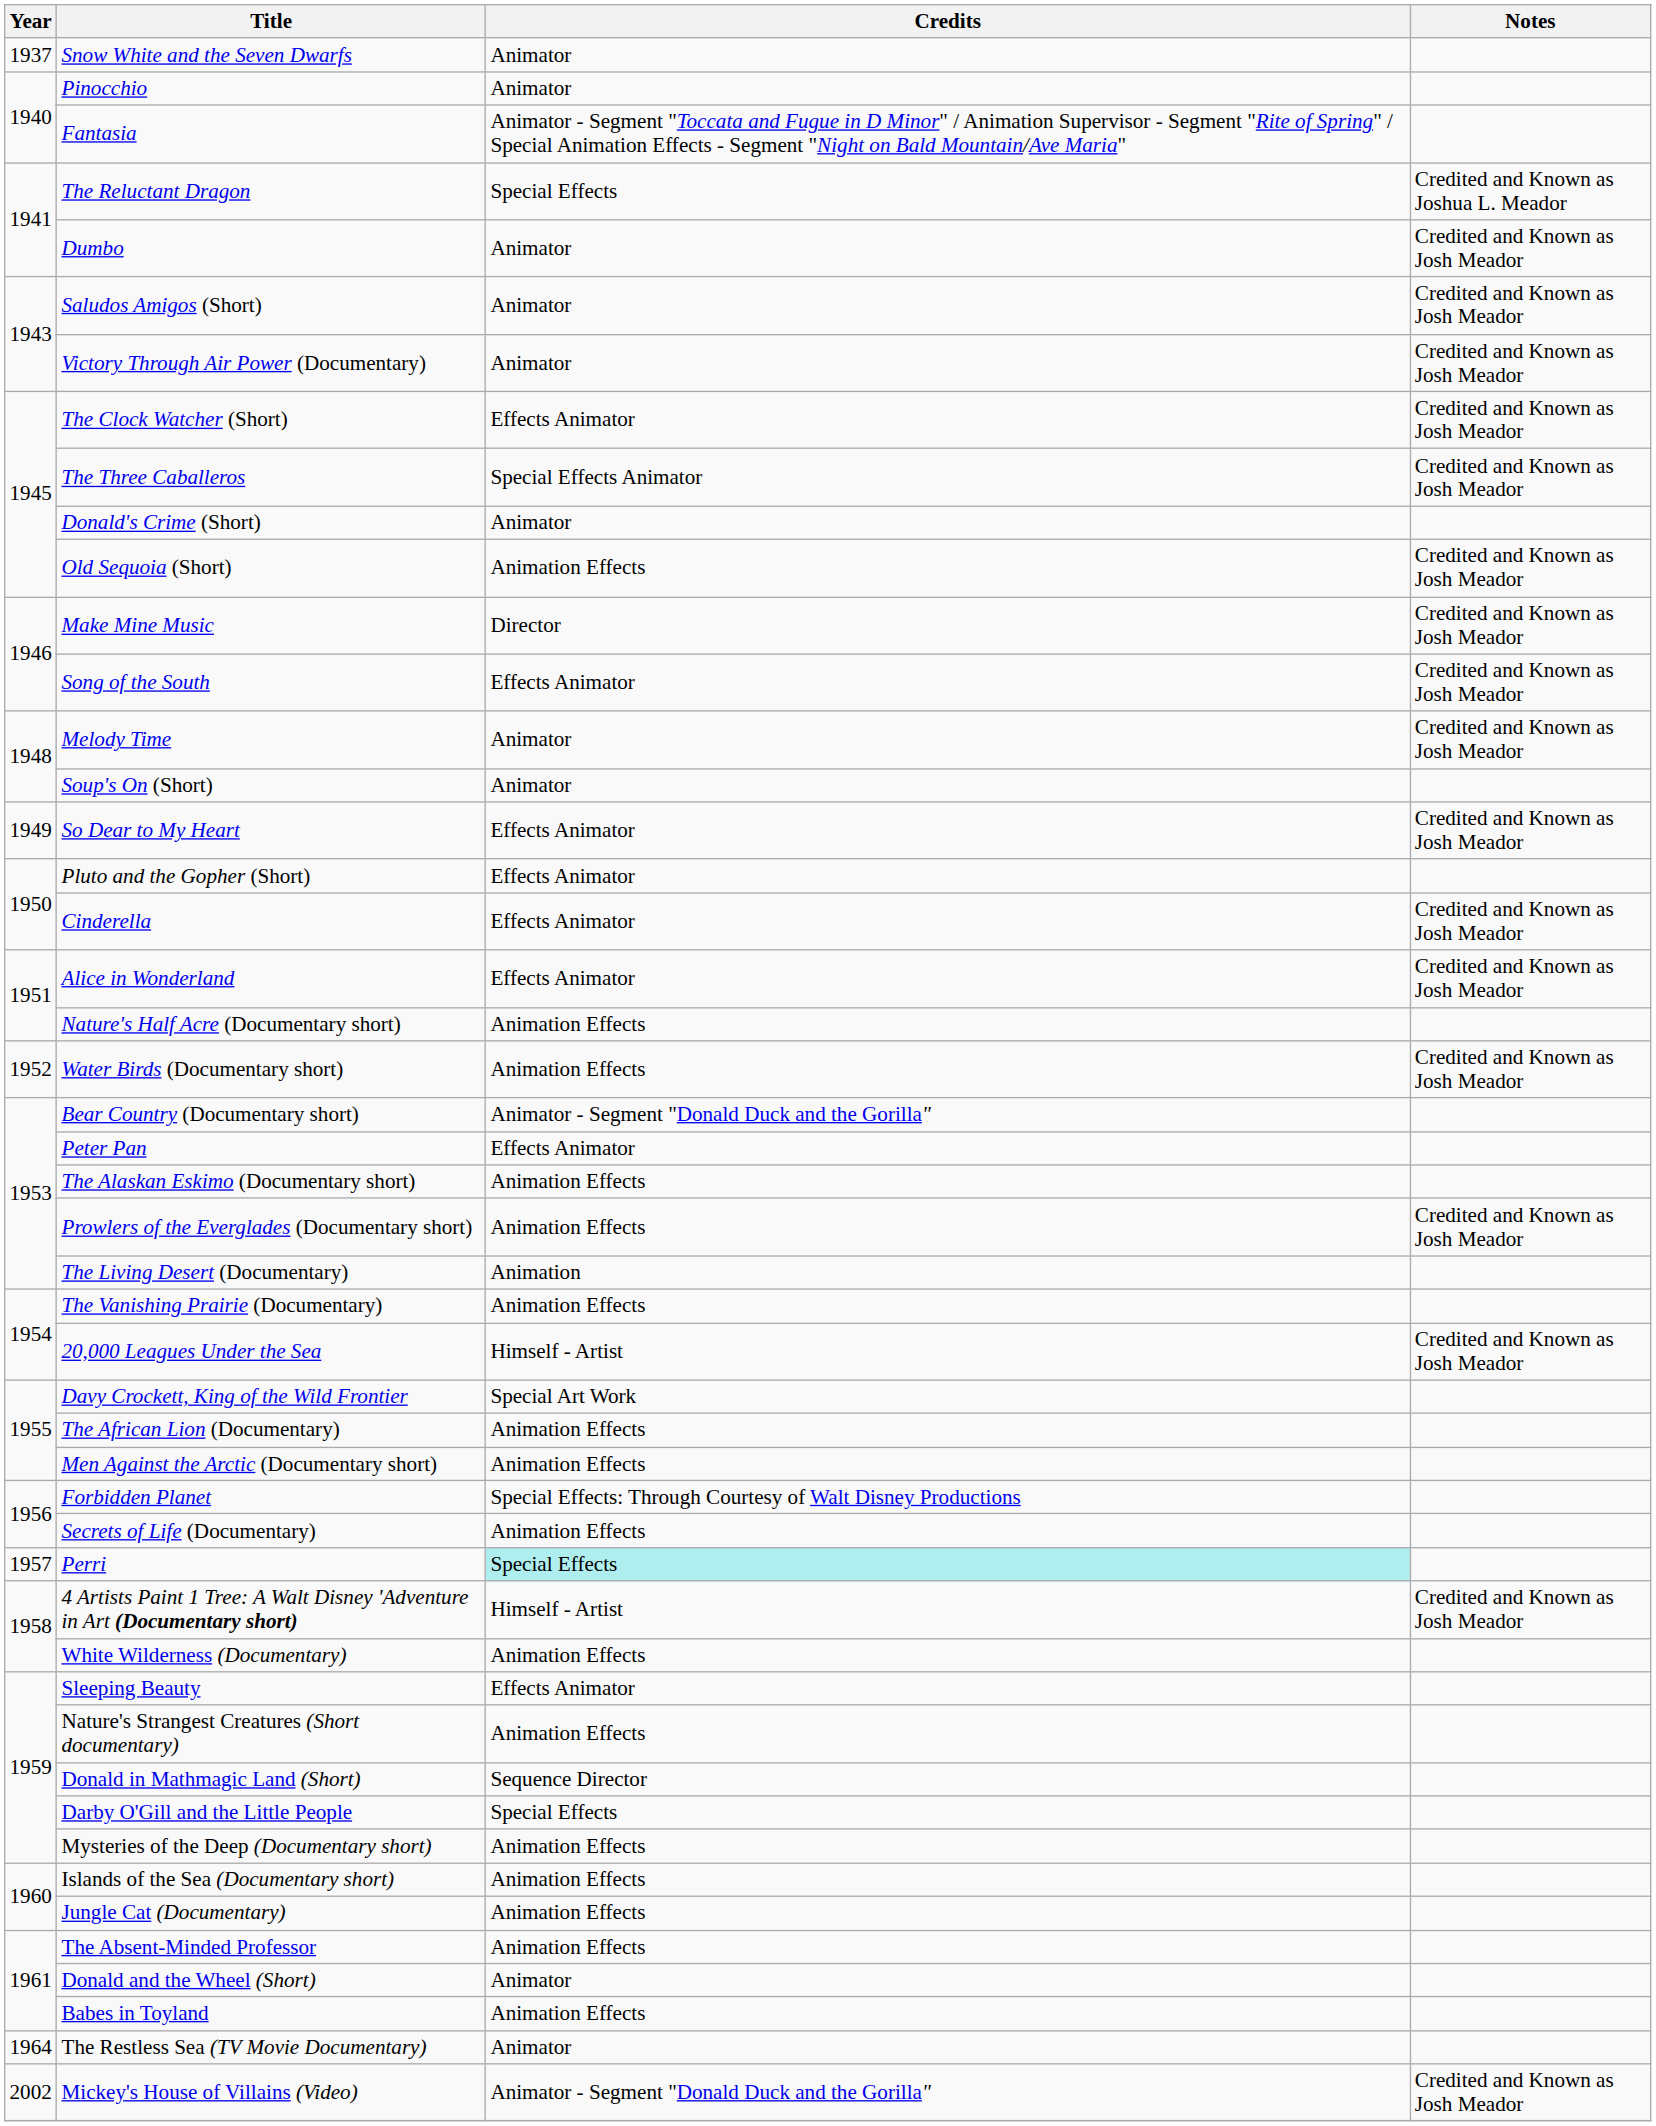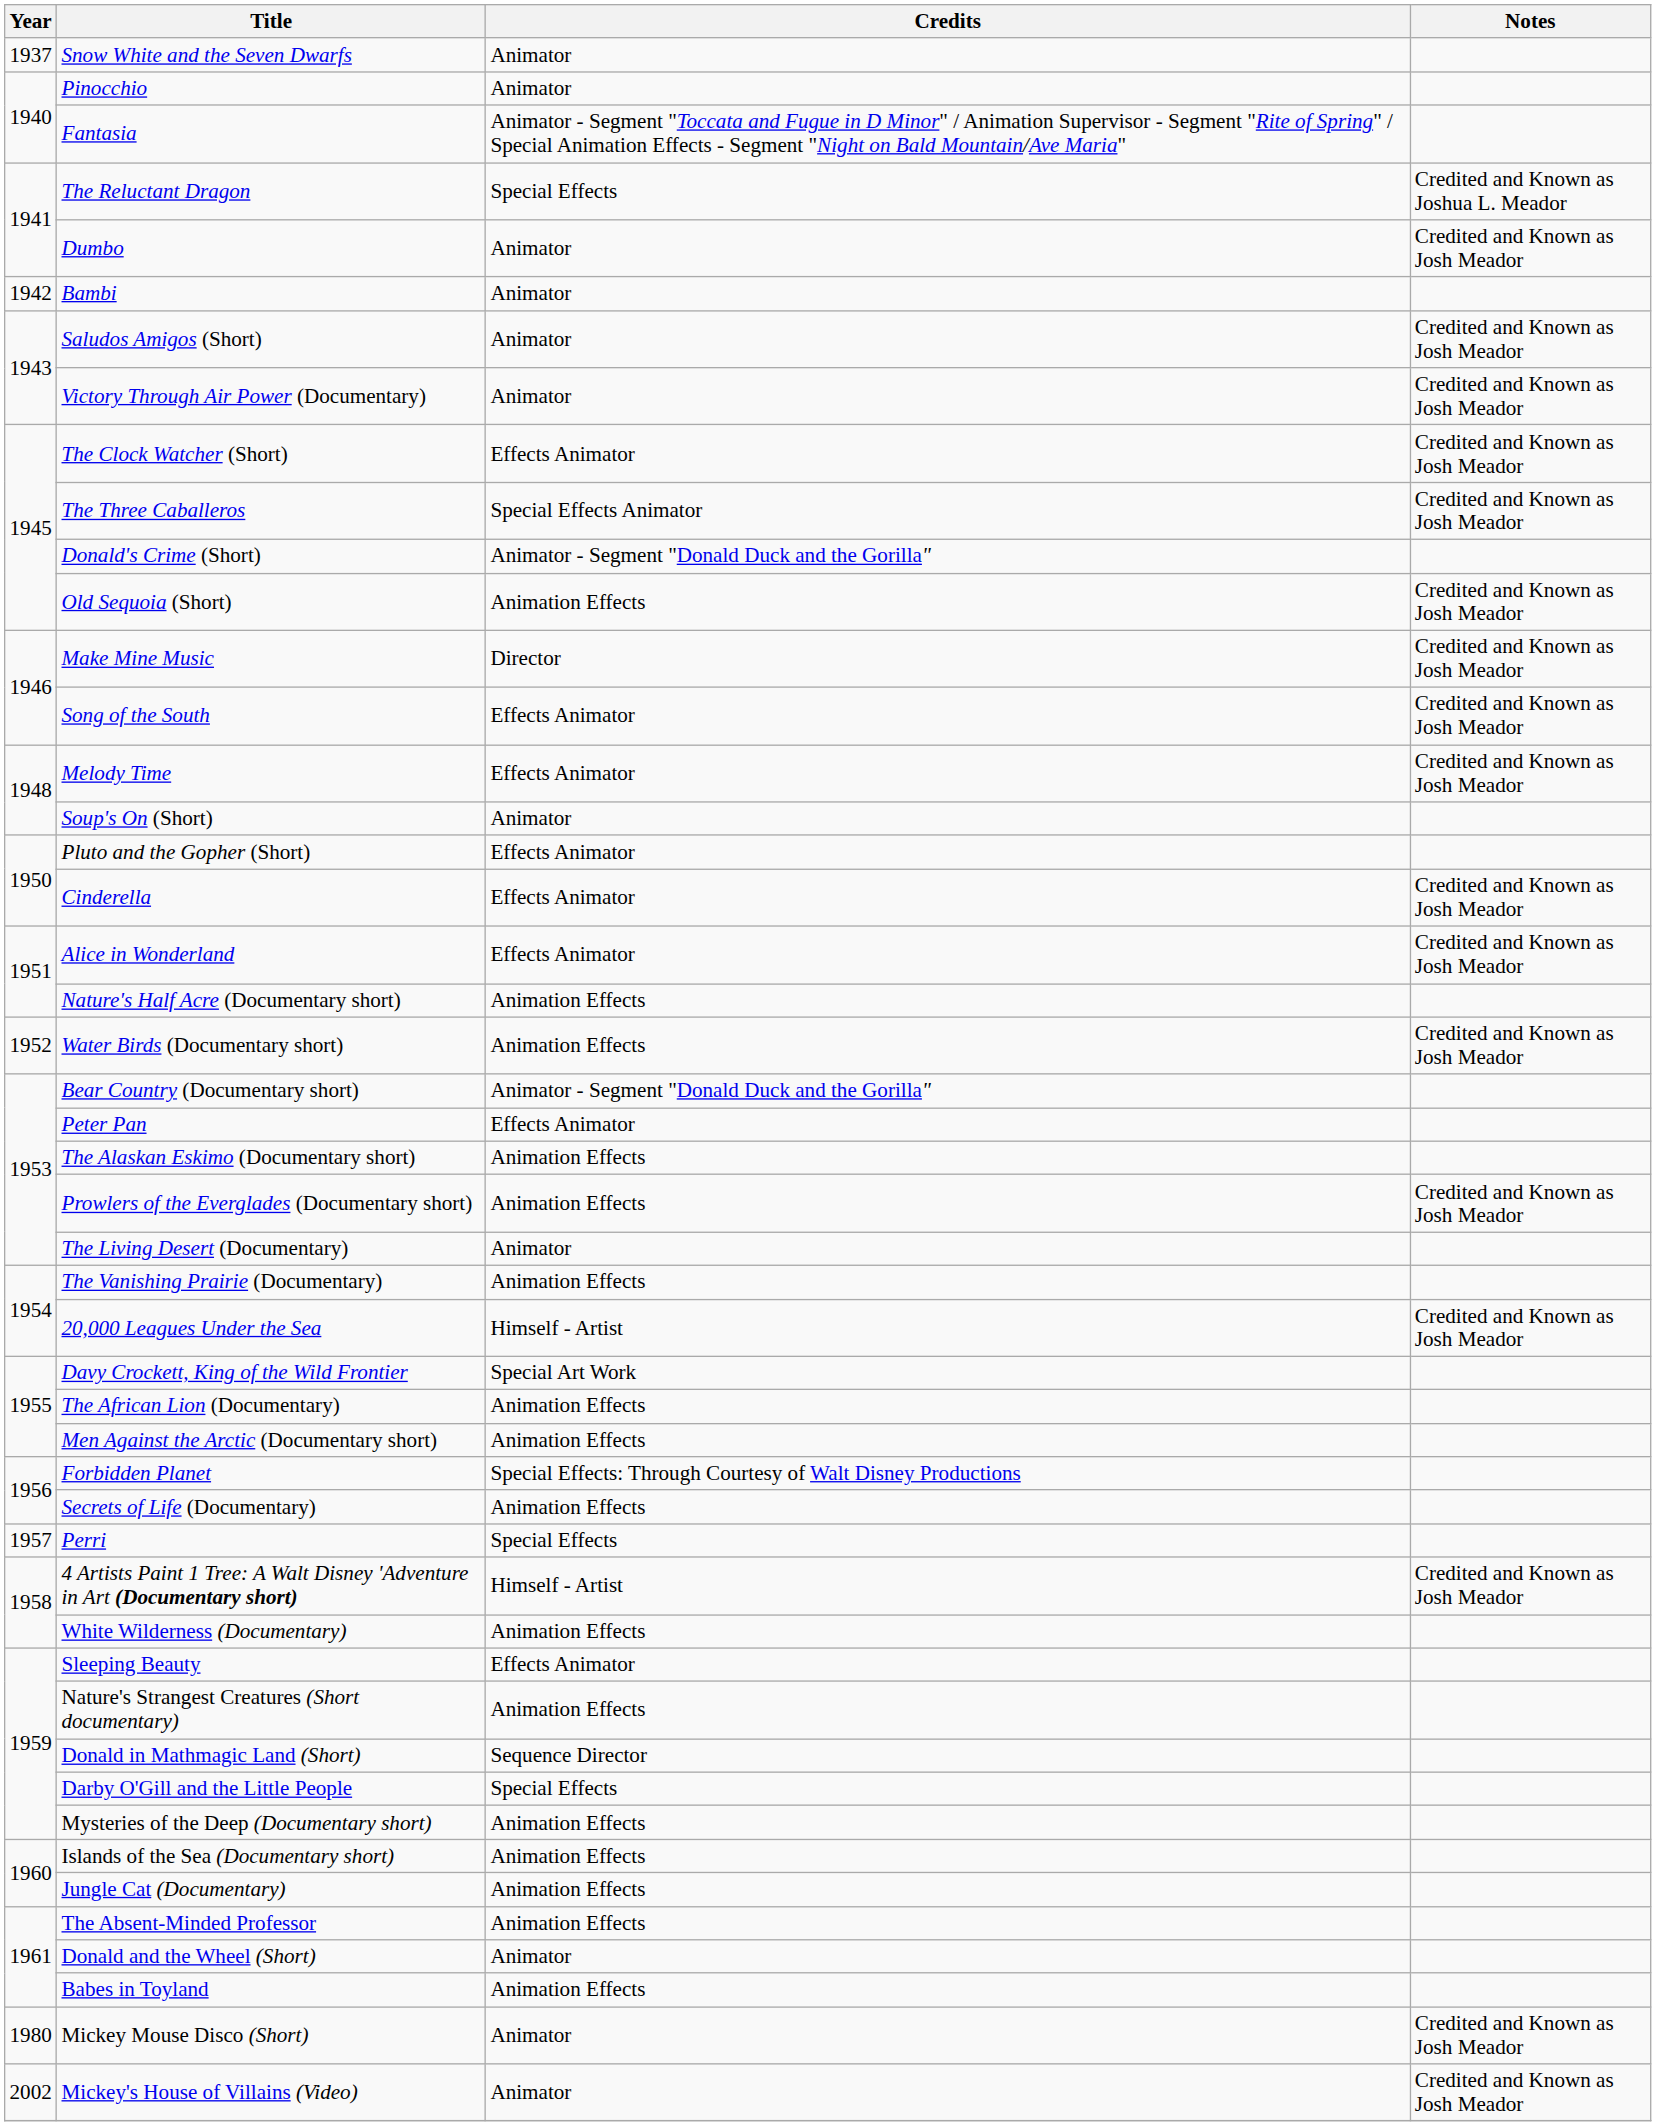+ row: (89, 293)
(531, 522) Animator -> (711, 556) Animator - Segment "Donald Duck and the Gorilla"
(531, 739) Animator -> (563, 773) Effects Animator
- row: (151, 830)
(536, 1272) Animation -> (531, 1248) Animator
(554, 1563) paleturquoise background -> (554, 1540) no background
- row: (244, 2046)
+ row: (185, 2035)
(711, 2092) Animator - Segment "Donald Duck and the Gorilla" -> (531, 2092) Animator
